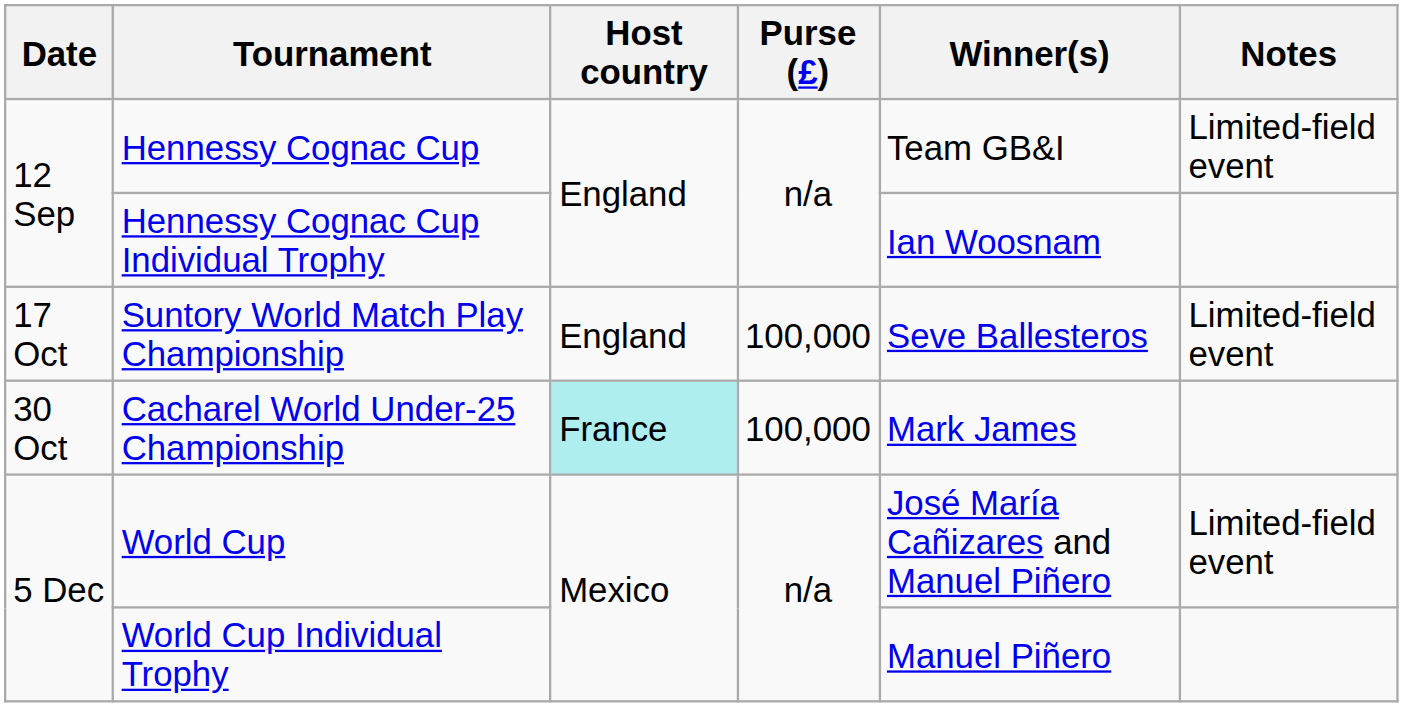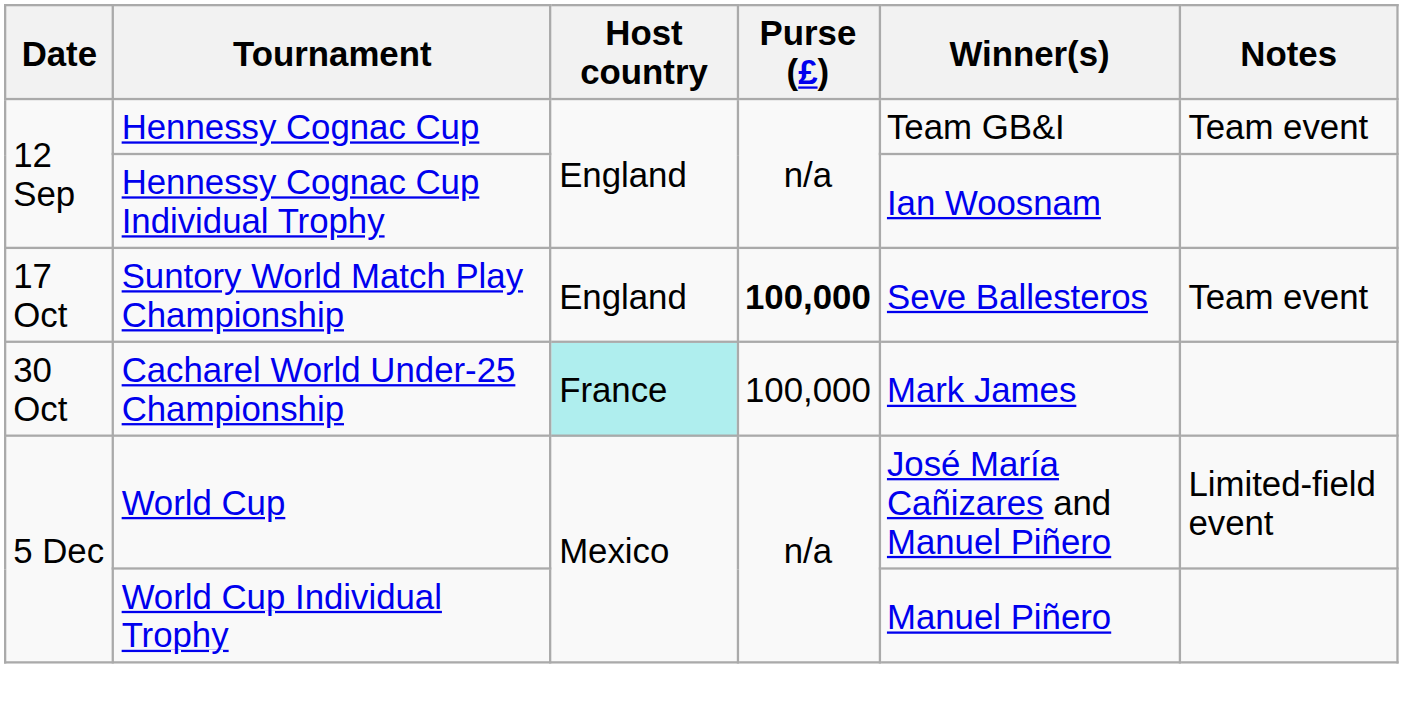(1282, 146) Limited-field event -> (1278, 127) Team event
(808, 334) normal -> (808, 296) bold
(1282, 334) Limited-field event -> (1278, 296) Team event
